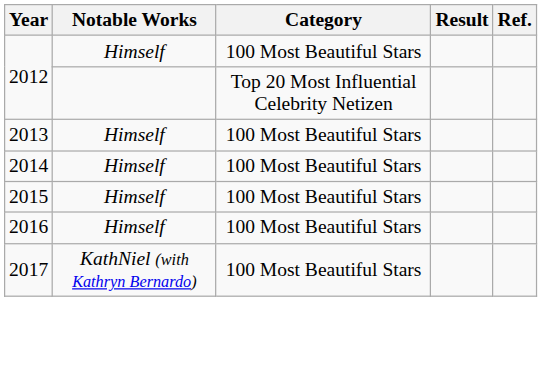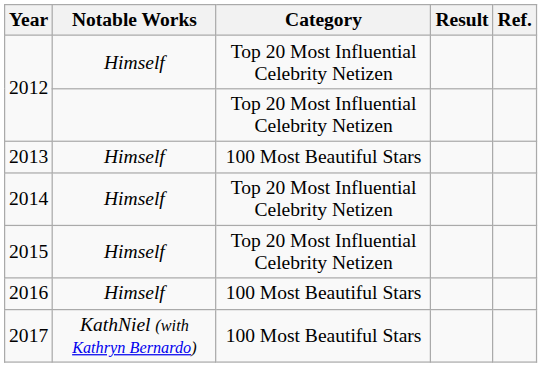(324, 50) 100 Most Beautiful Stars -> (324, 61) Top 20 Most Influential Celebrity Netizen
(324, 165) 100 Most Beautiful Stars -> (324, 198) Top 20 Most Influential Celebrity Netizen
(324, 196) 100 Most Beautiful Stars -> (324, 251) Top 20 Most Influential Celebrity Netizen
